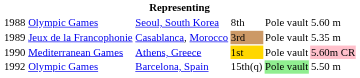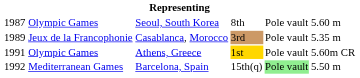(15, 22) 1988 -> (15, 22) 1987
(15, 52) 1990 -> (15, 52) 1991
(76, 52) Mediterranean Games -> (63, 52) Olympic Games
(333, 52) pink background -> (333, 52) no background
(63, 67) Olympic Games -> (76, 67) Mediterranean Games
